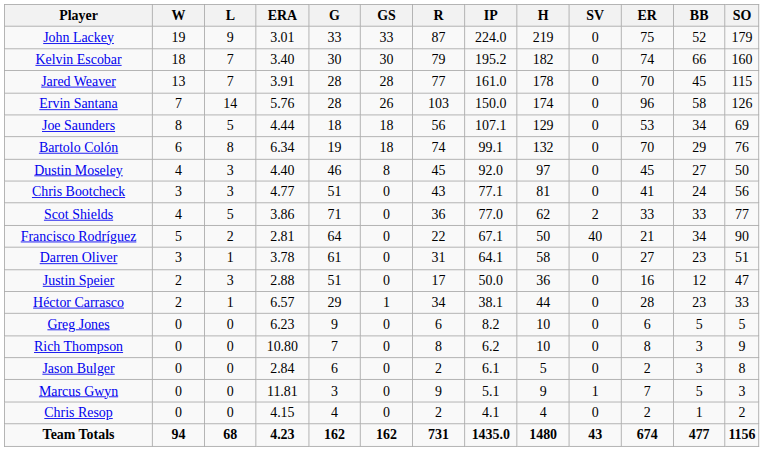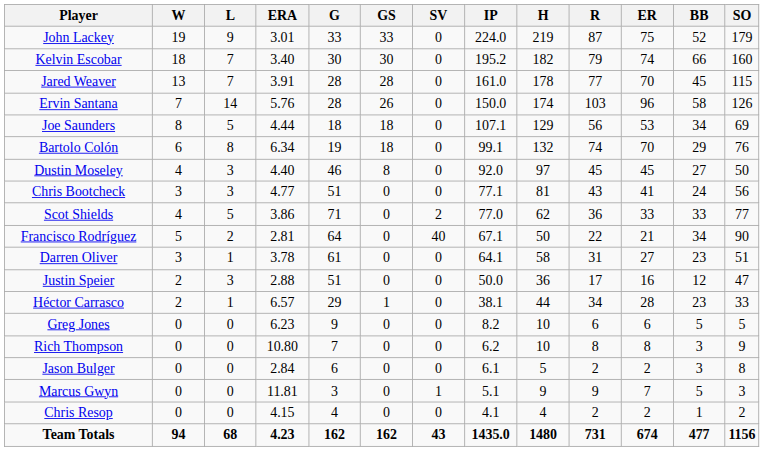columns swapped: (595, 15) <-> (438, 15)
